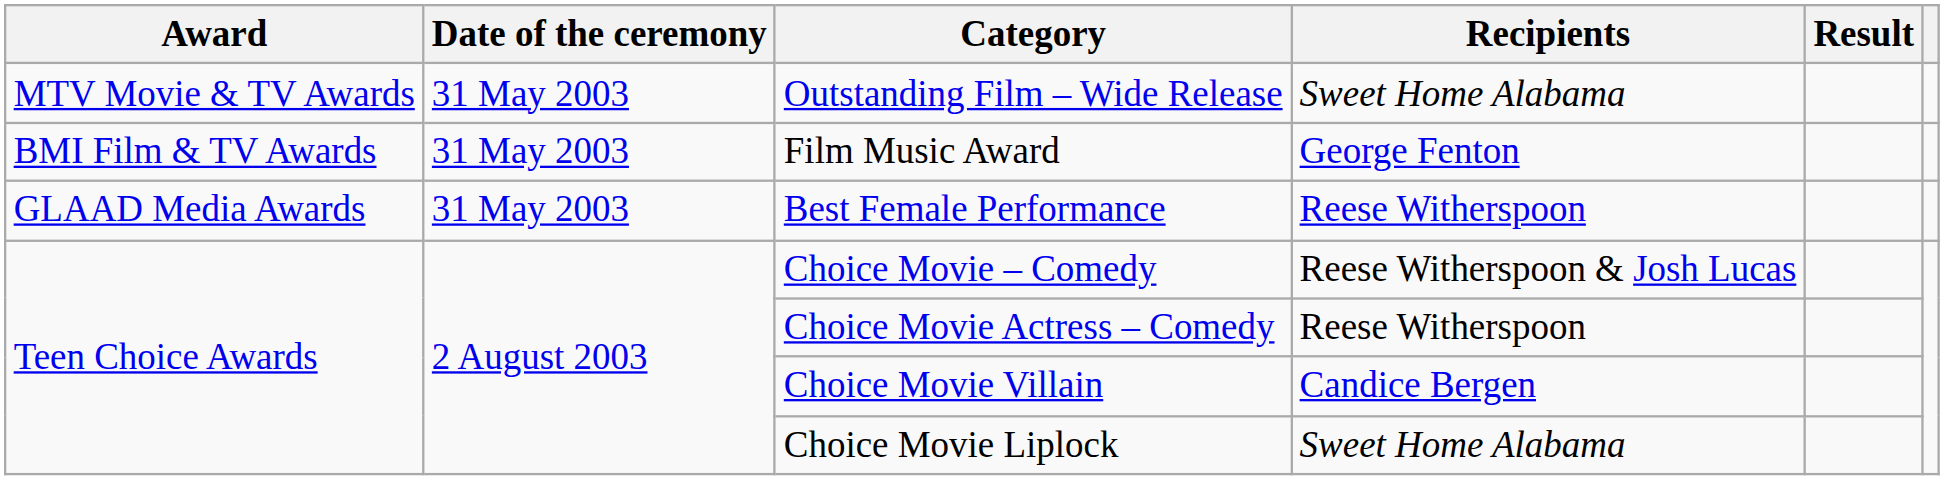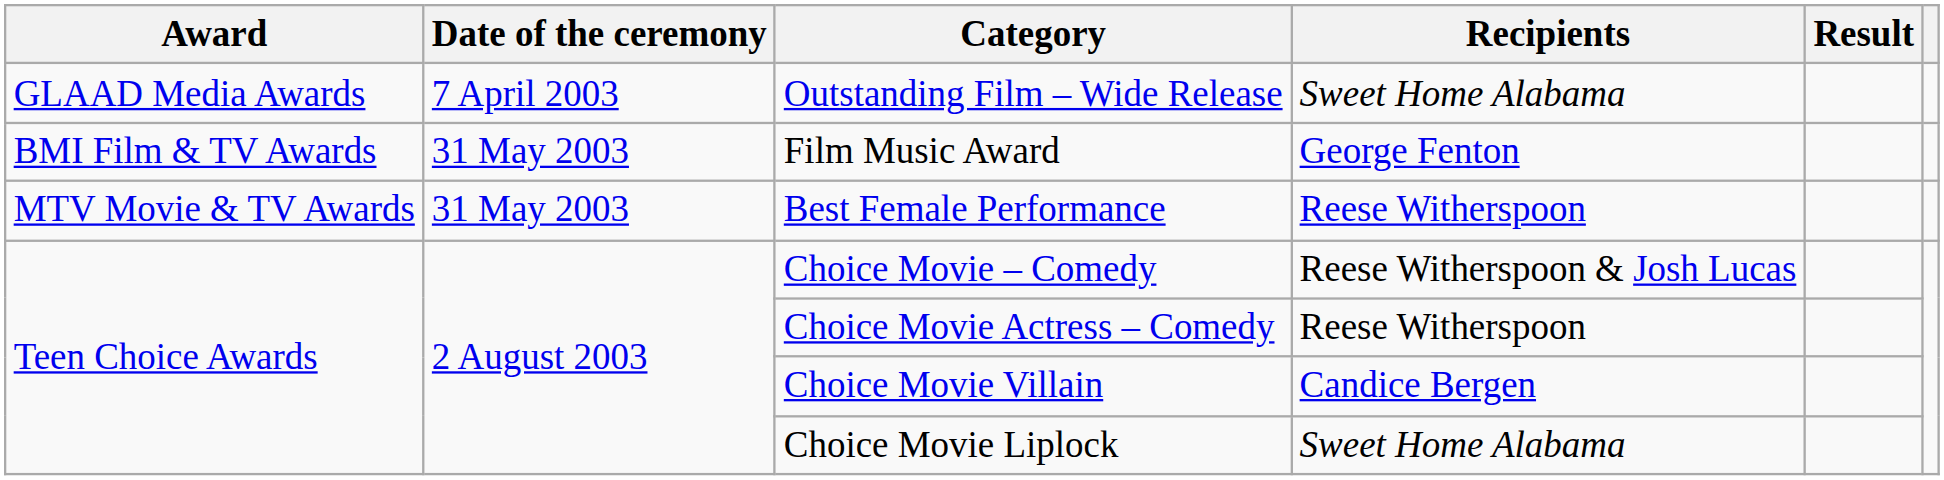(214, 92) MTV Movie & TV Awards -> (190, 92) GLAAD Media Awards
(530, 92) 31 May 2003 -> (525, 92) 7 April 2003
(190, 209) GLAAD Media Awards -> (214, 209) MTV Movie & TV Awards
